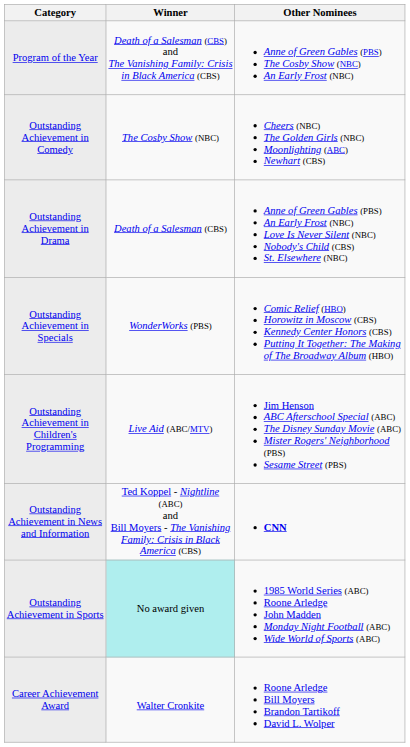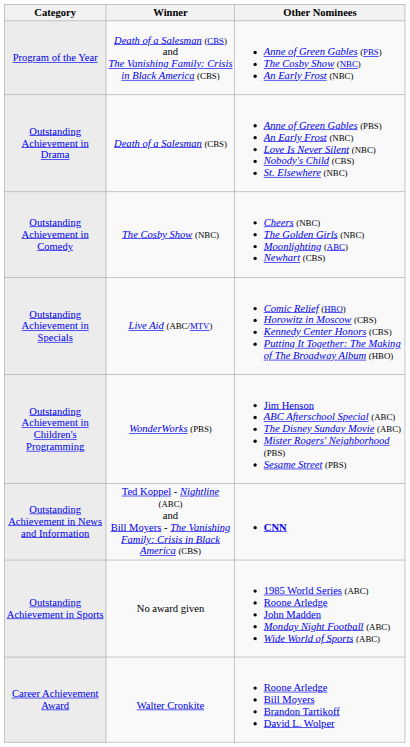rows swapped: (55, 137) <-> (55, 228)
(170, 326) WonderWorks (PBS) -> (170, 326) Live Aid (ABC/MTV)
(170, 429) Live Aid (ABC/MTV) -> (170, 429) WonderWorks (PBS)
(170, 608) paleturquoise background -> (170, 608) no background
